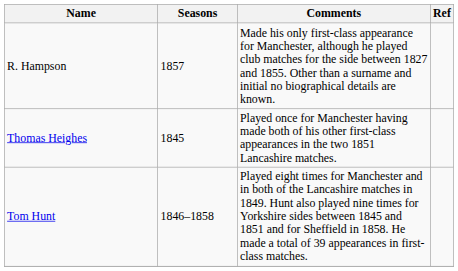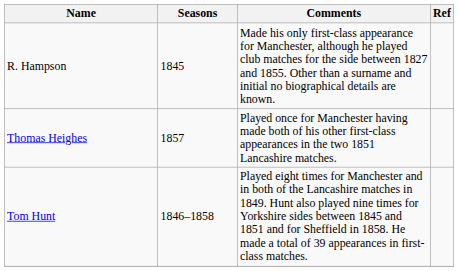(172, 65) 1857 -> (172, 65) 1845
(172, 138) 1845 -> (172, 138) 1857
